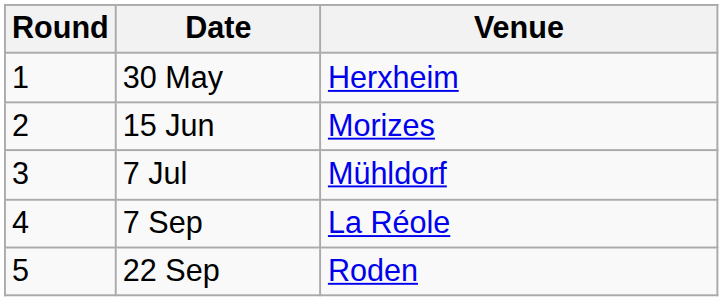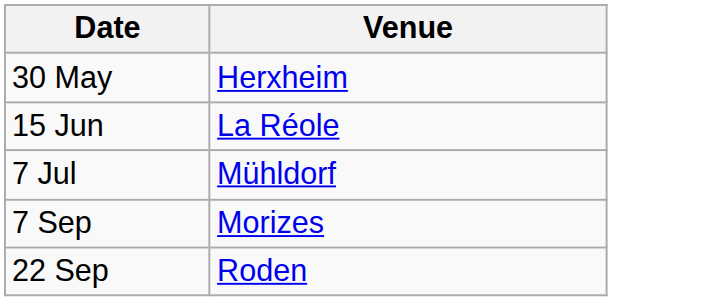- column: (60, 28)
(381, 125) Morizes -> (278, 125) La Réole
(389, 222) La Réole -> (271, 222) Morizes
